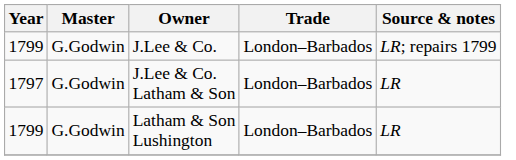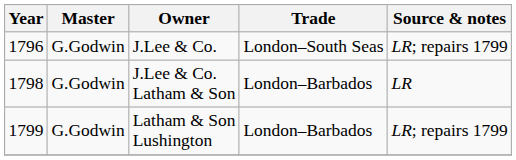(26, 45) 1799 -> (26, 45) 1796
(308, 45) London–Barbados -> (313, 45) London–South Seas
(26, 83) 1797 -> (26, 83) 1798
(390, 130) LR -> (450, 130) LR; repairs 1799
